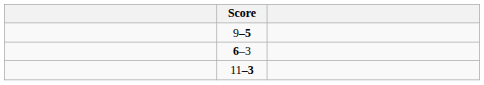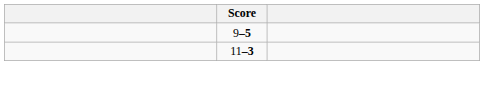- row: (242, 51)
